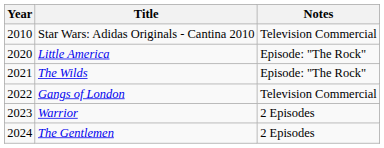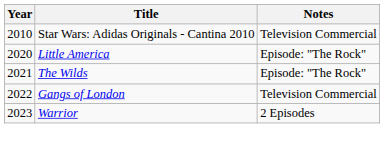- row: (76, 133)
